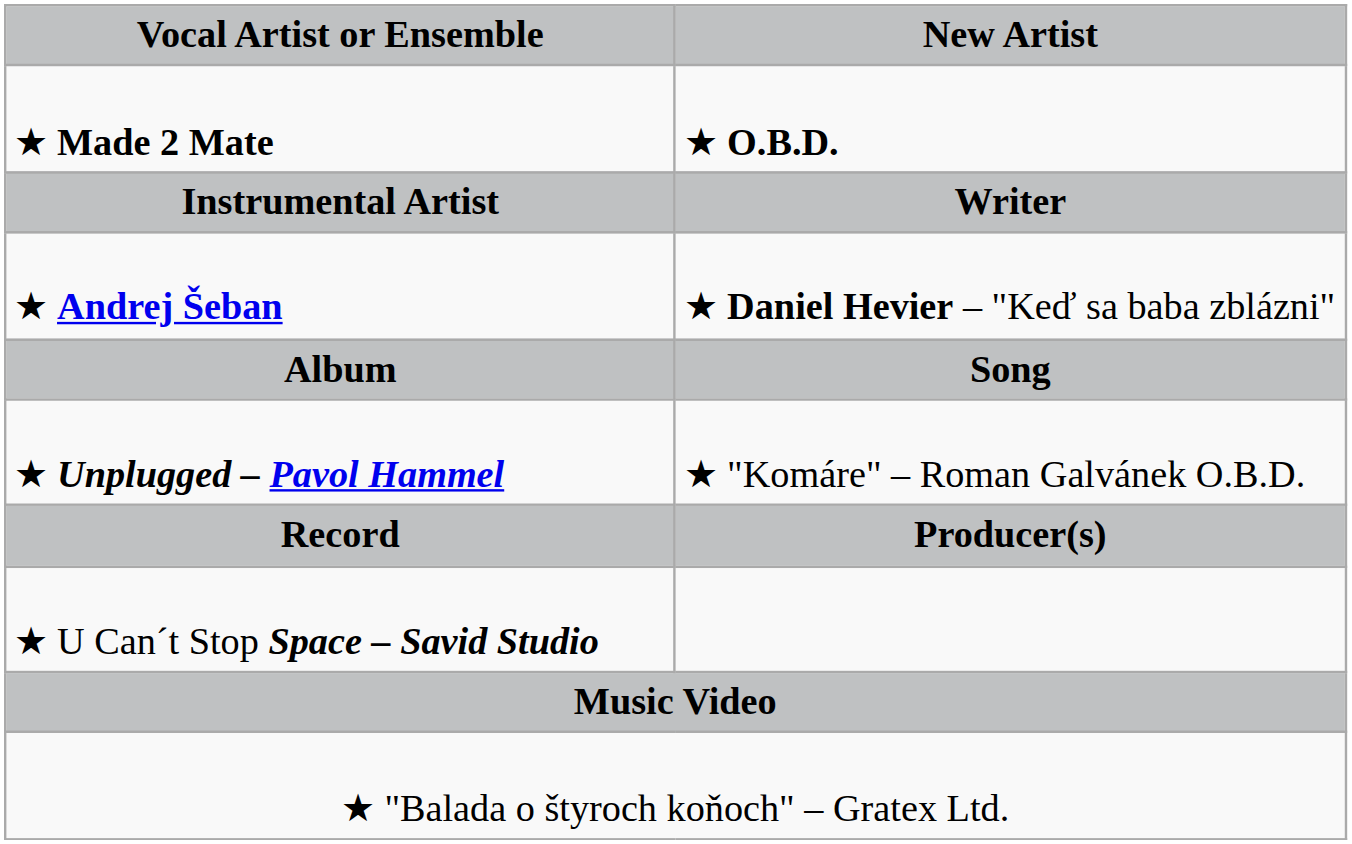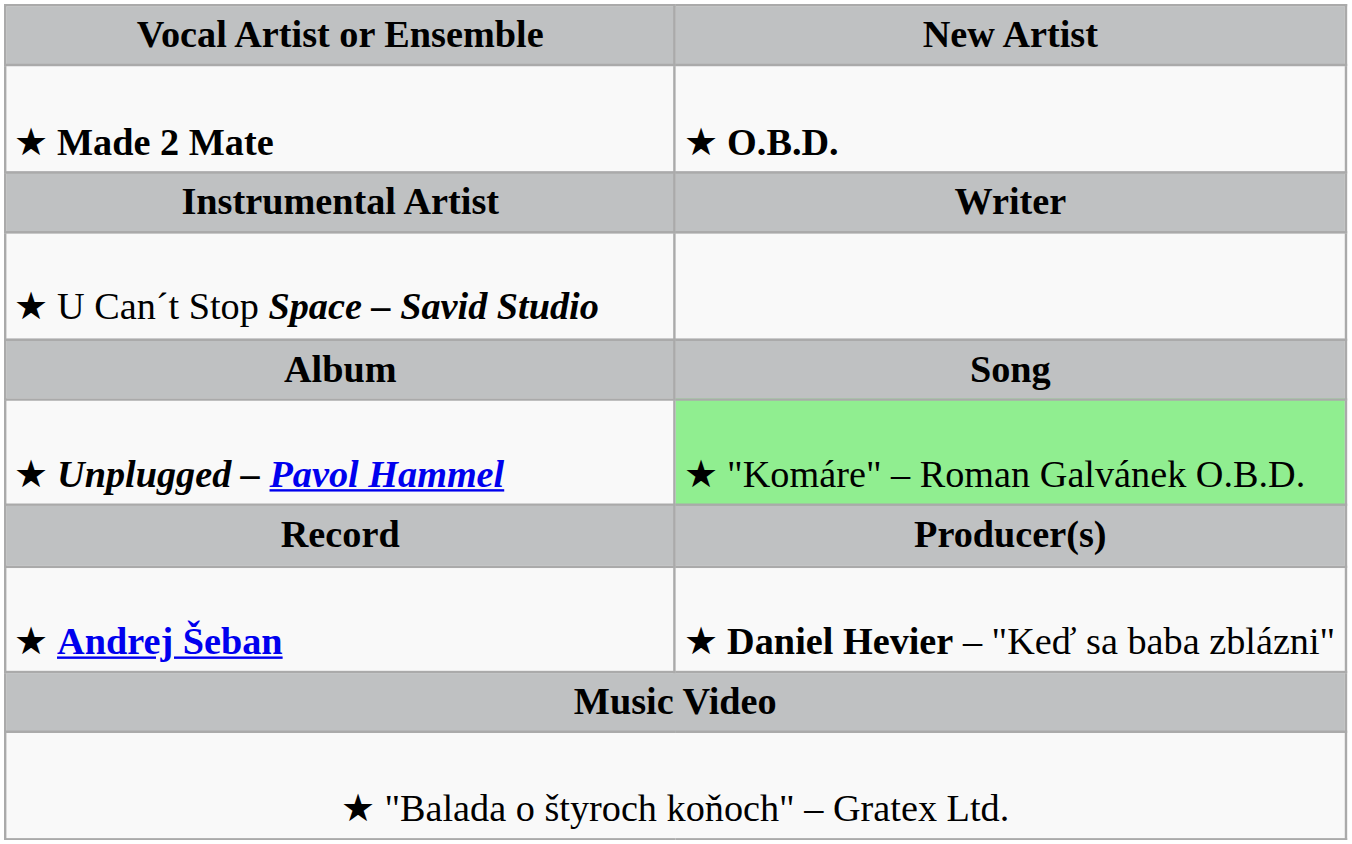rows swapped: (148, 307) <-> (306, 640)
(995, 474) no background -> (995, 474) lightgreen background
